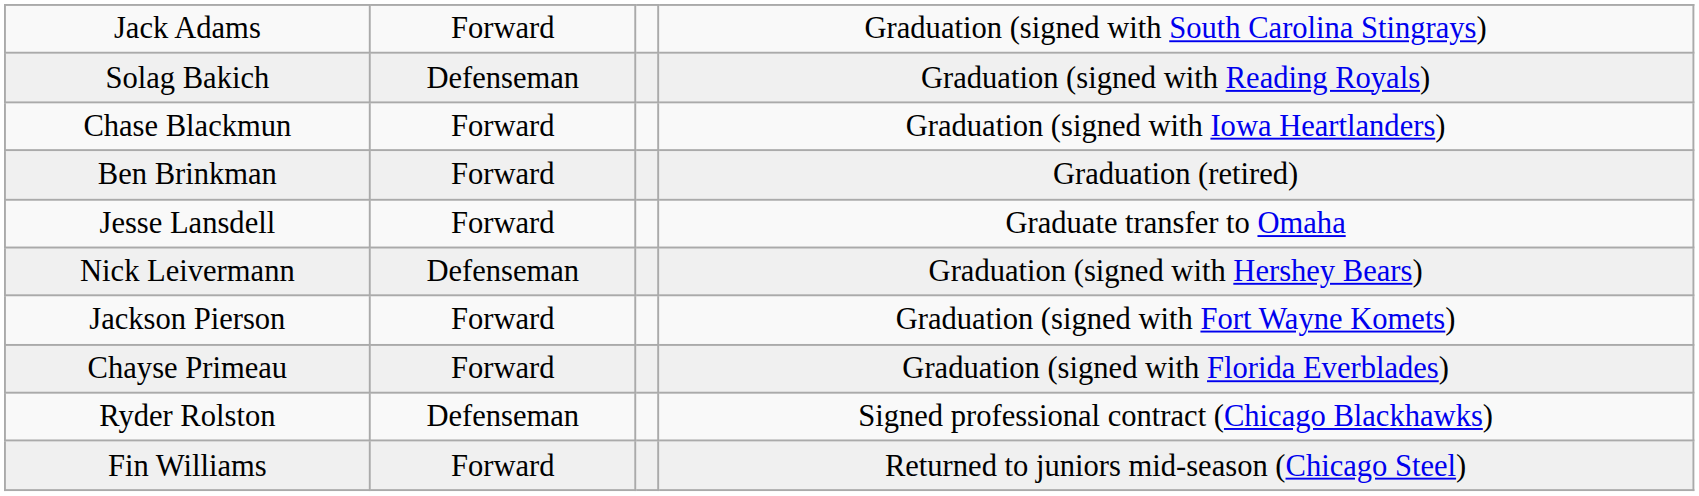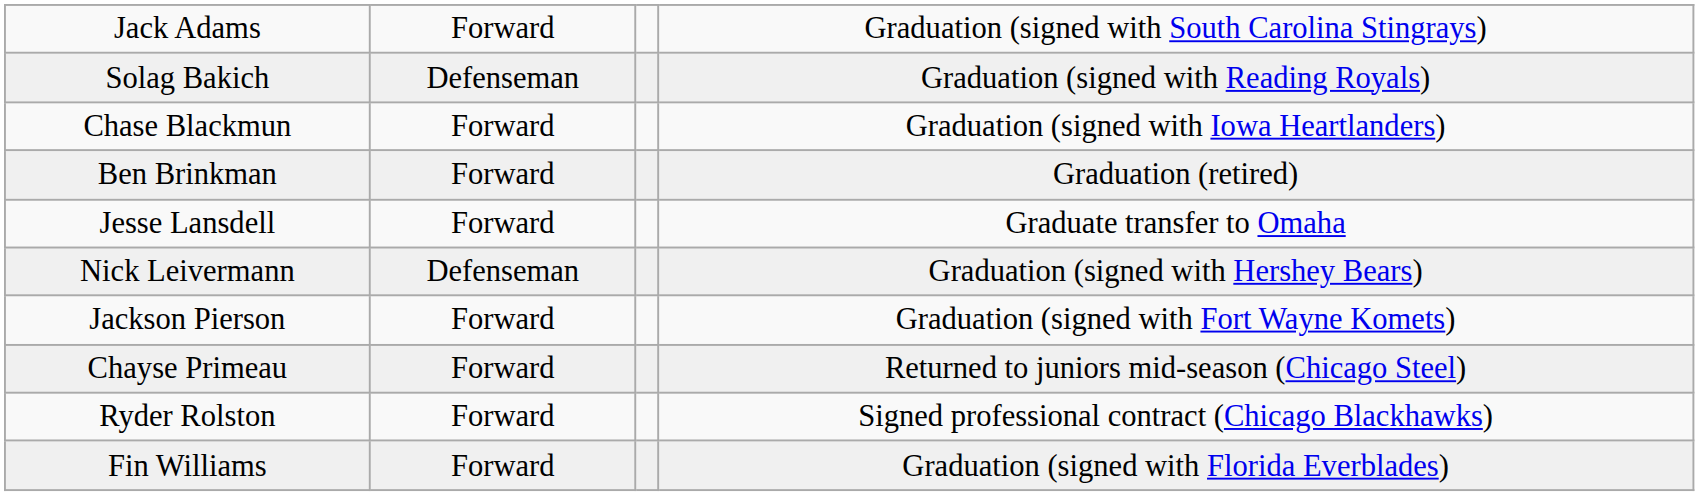(1176, 367) Graduation (signed with Florida Everblades) -> (1176, 367) Returned to juniors mid-season (Chicago Steel)
(503, 416) Defenseman -> (503, 416) Forward
(1176, 464) Returned to juniors mid-season (Chicago Steel) -> (1176, 464) Graduation (signed with Florida Everblades)
